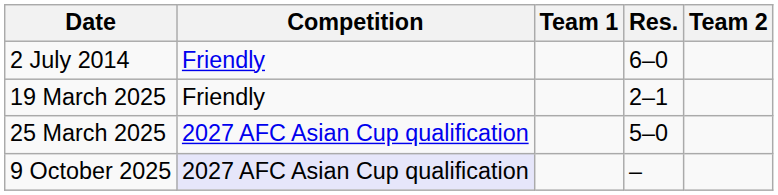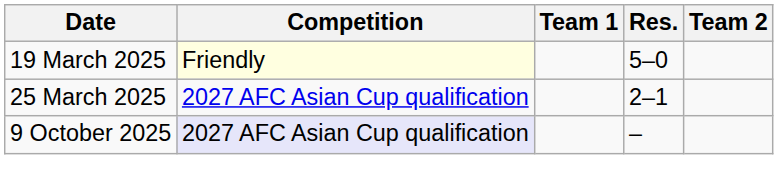- row: (70, 60)
(223, 97) no background -> (223, 60) lightyellow background
(648, 97) 2–1 -> (648, 60) 5–0
(648, 134) 5–0 -> (648, 97) 2–1
